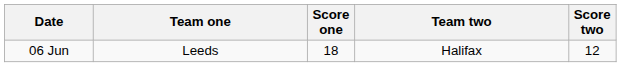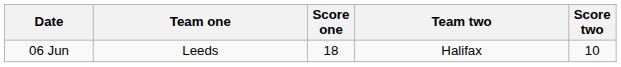(592, 51) 12 -> (592, 51) 10
